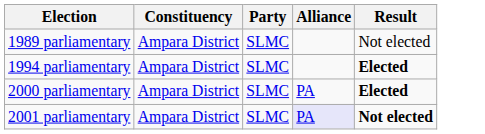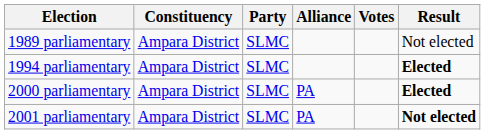+ column: (376, 16)
(306, 116) lavender background -> (306, 116) no background
